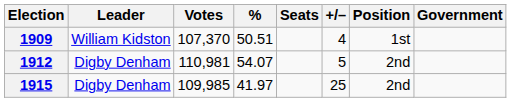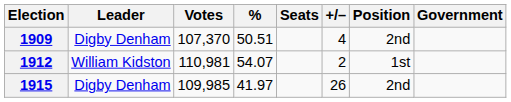(121, 39) William Kidston -> (123, 39) Digby Denham
(401, 39) 1st -> (398, 39) 2nd
(123, 62) Digby Denham -> (121, 62) William Kidston
(342, 62) 5 -> (342, 62) 2
(398, 62) 2nd -> (401, 62) 1st
(338, 85) 25 -> (338, 85) 26
